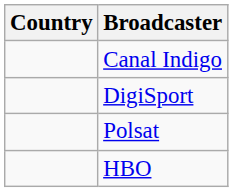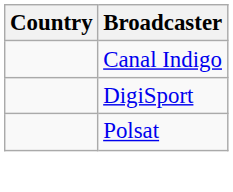- row: (127, 167)
